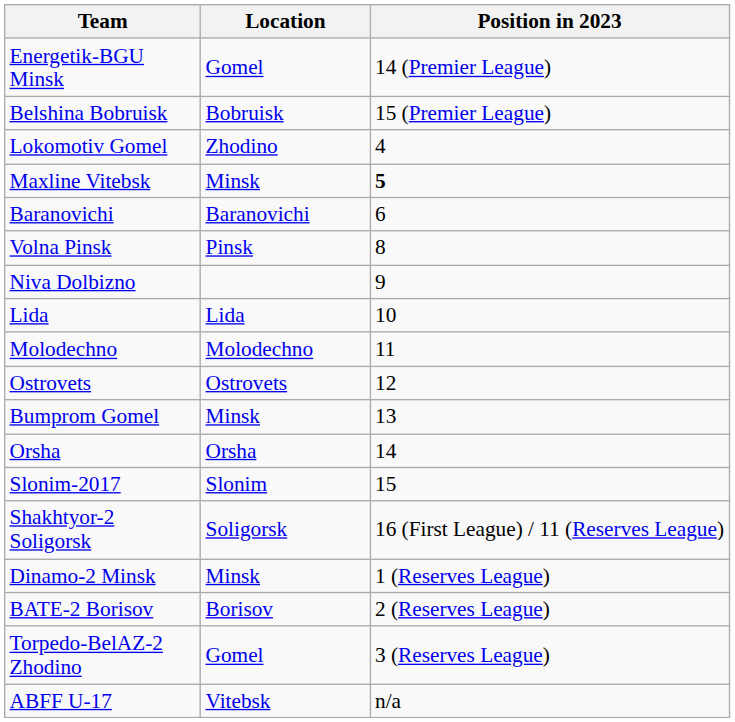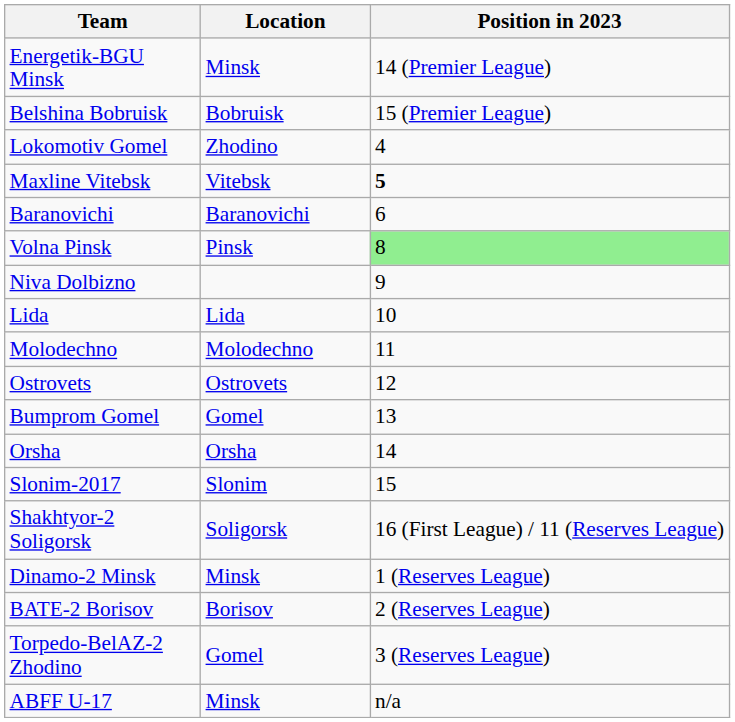(235, 67) Gomel -> (233, 67) Minsk
(233, 180) Minsk -> (238, 180) Vitebsk
(380, 247) no background -> (380, 247) lightgreen background
(233, 416) Minsk -> (235, 416) Gomel
(238, 700) Vitebsk -> (233, 700) Minsk
